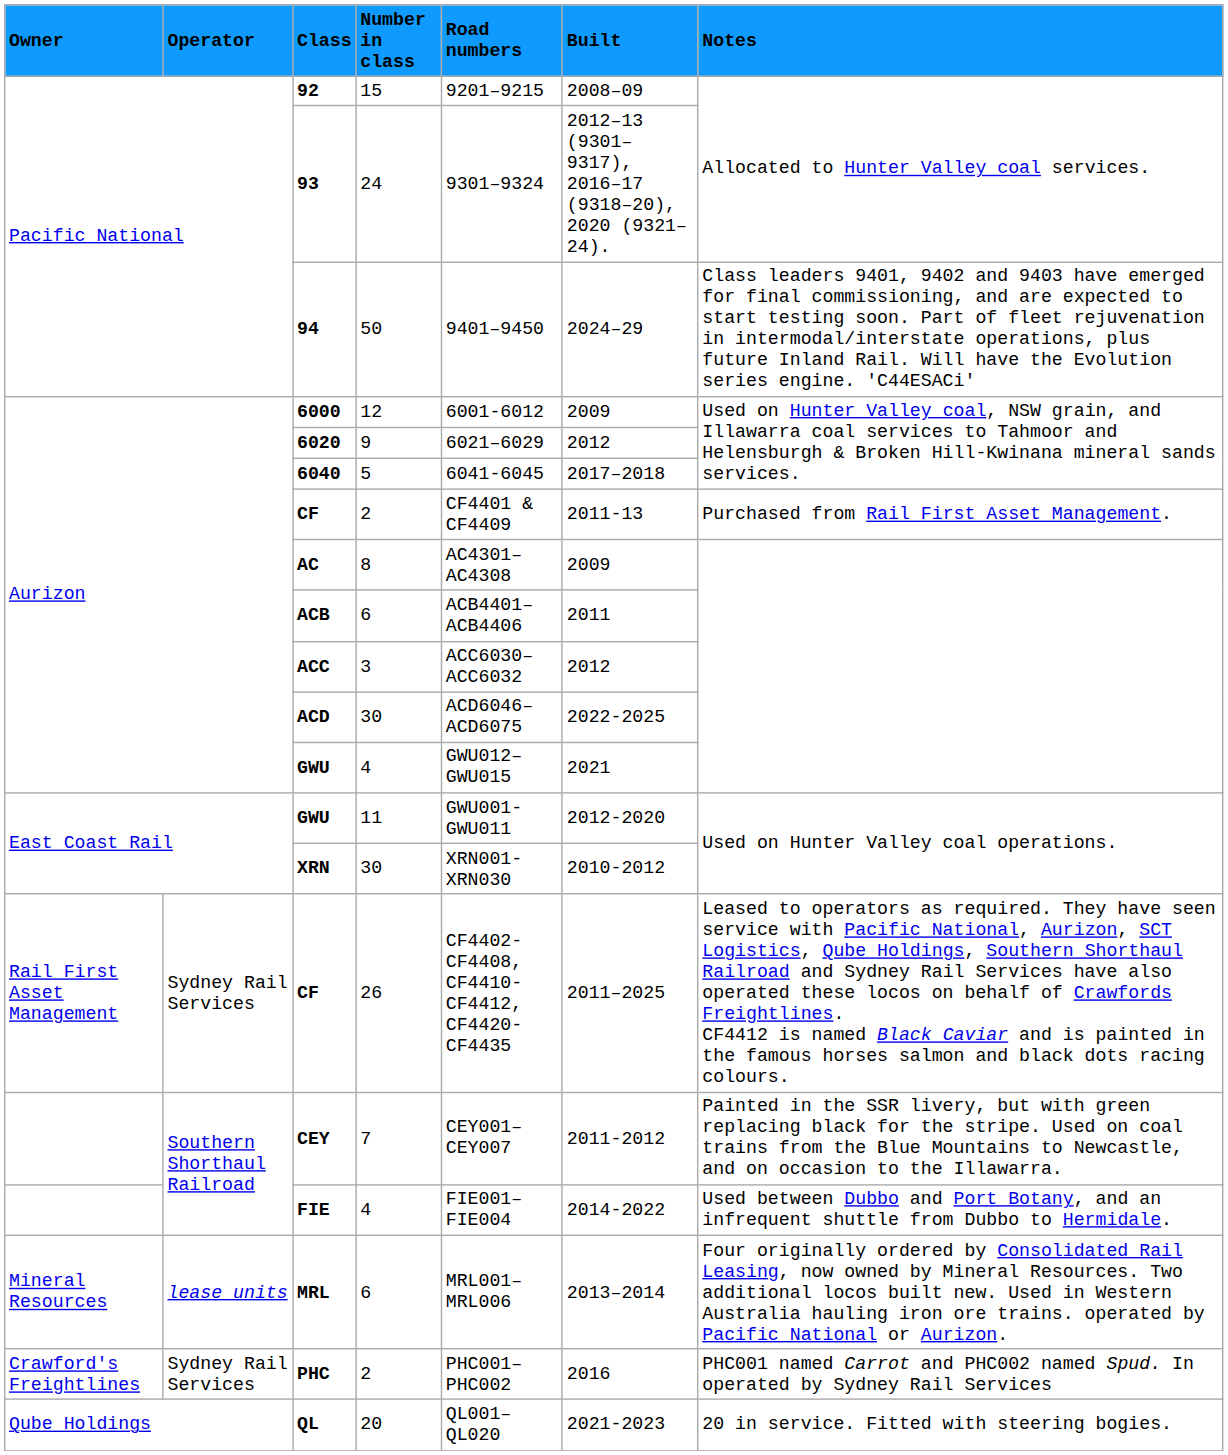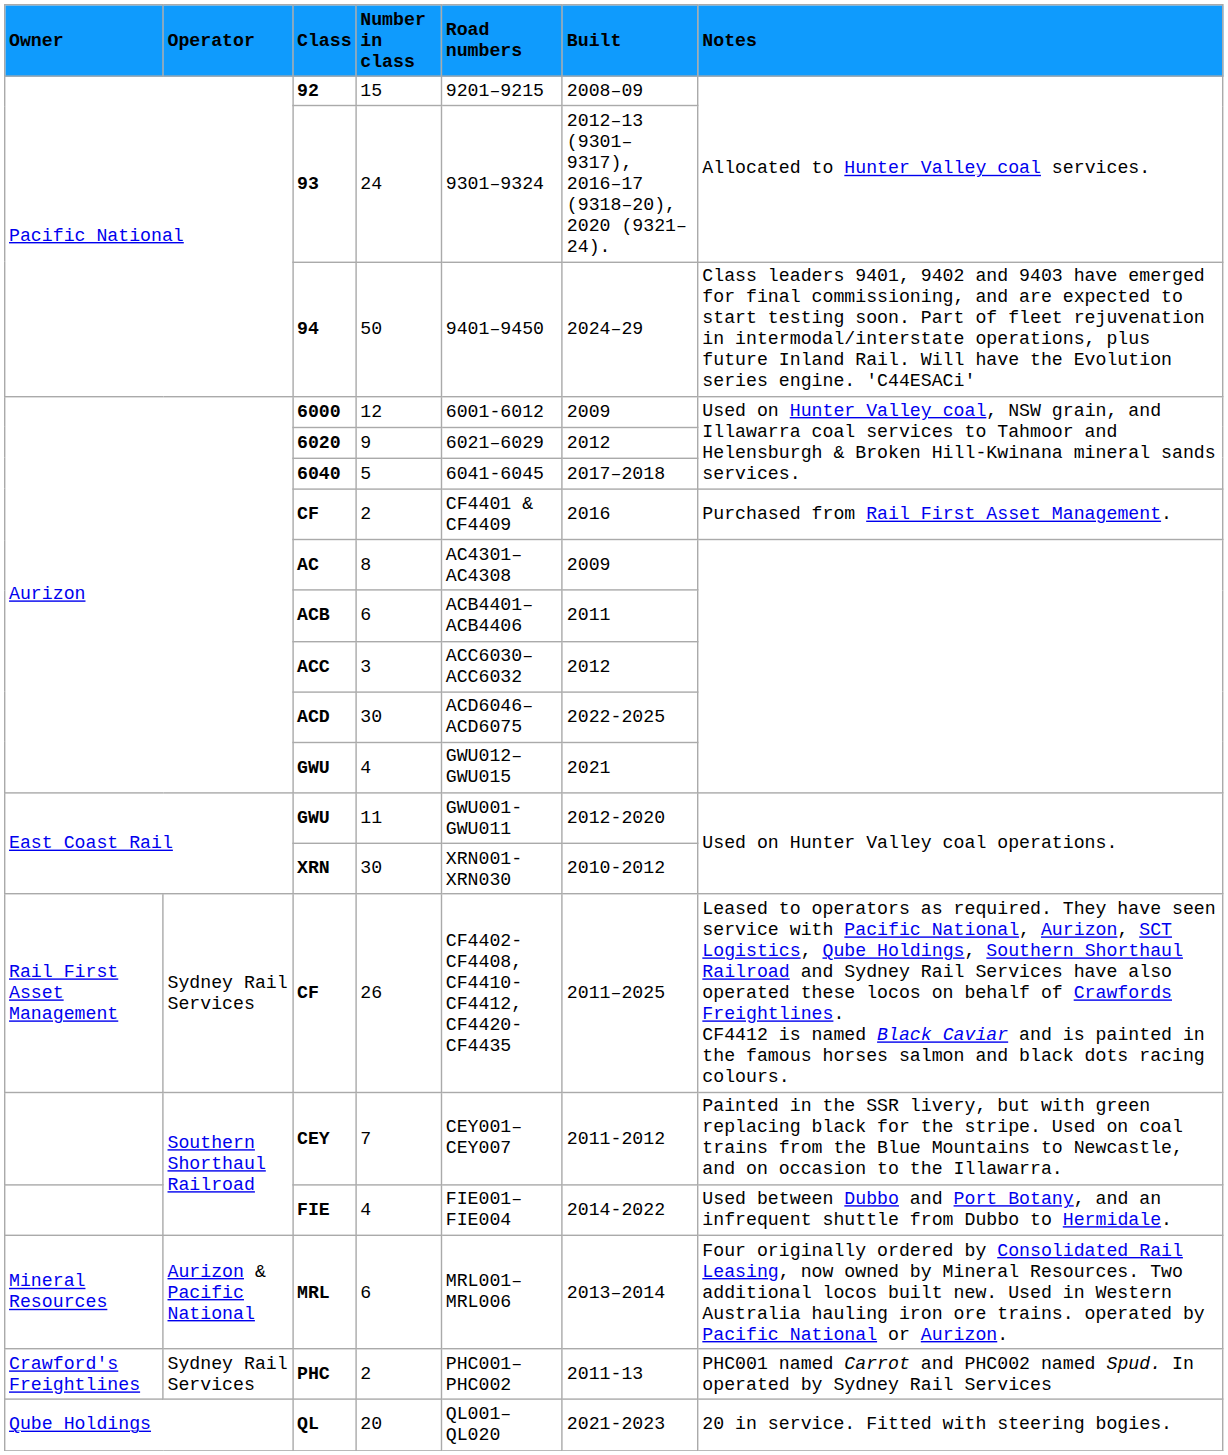(605, 514) 2011-13 -> (589, 514) 2016
(228, 1292) lease units -> (217, 1292) Aurizon & Pacific National
(589, 1374) 2016 -> (605, 1374) 2011-13
